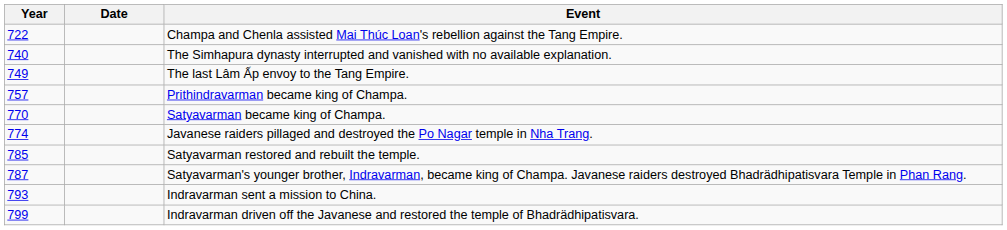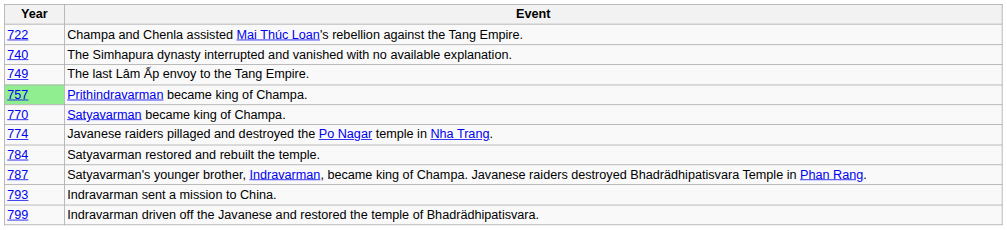- column: (114, 14)
(18, 94) no background -> (18, 94) lightgreen background
(18, 154) 785 -> (18, 154) 784
